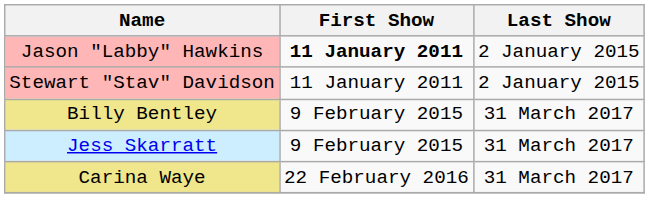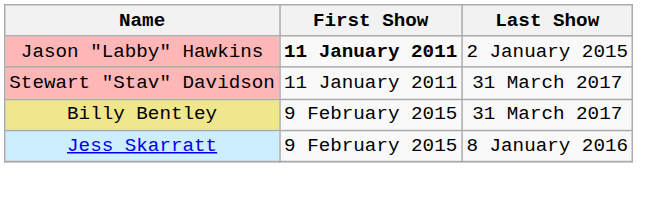(559, 83) 2 January 2015 -> (547, 83) 31 March 2017
(559, 146) 31 March 2017 -> (547, 146) 8 January 2016
- row: (142, 177)
